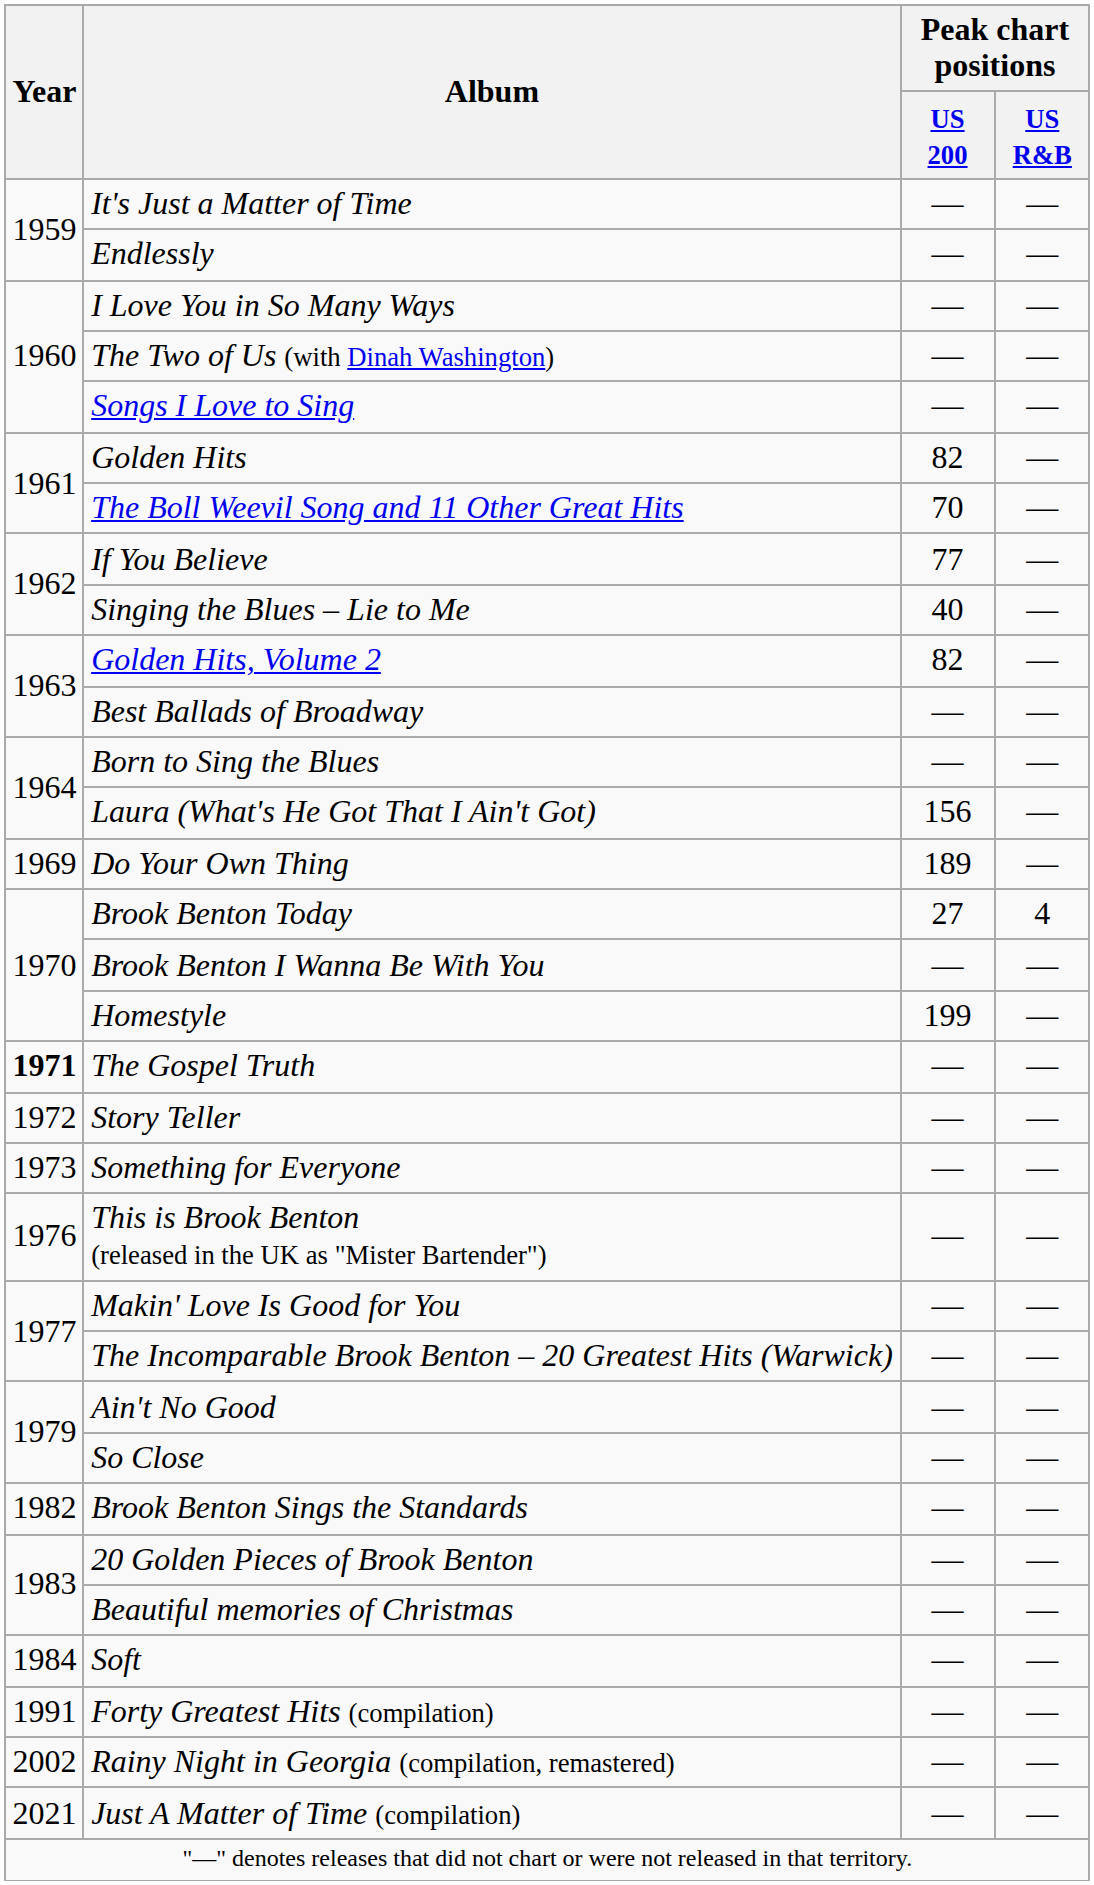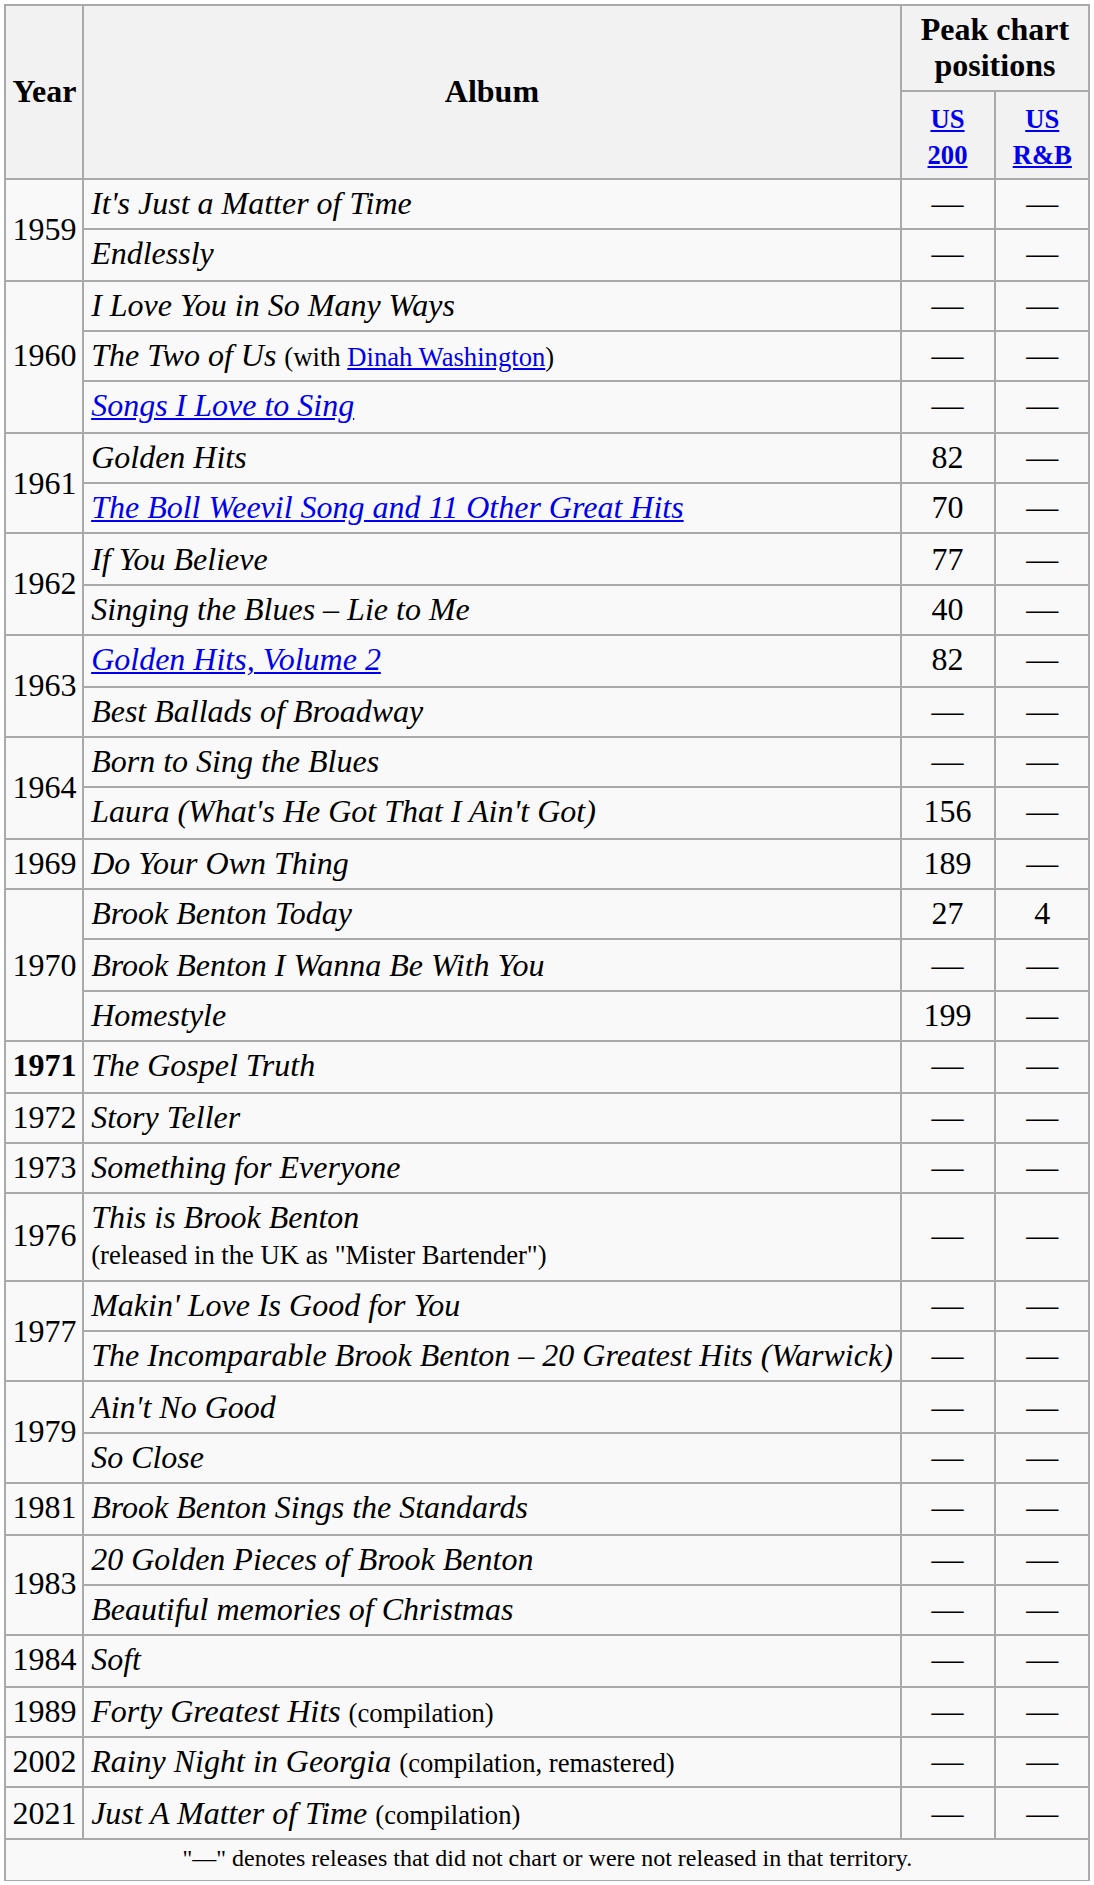(44, 1508) 1982 -> (44, 1508) 1981
(44, 1711) 1991 -> (44, 1711) 1989
